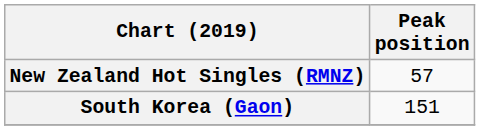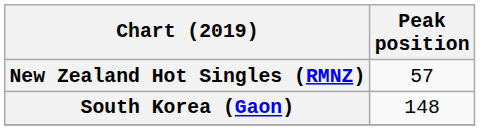(422, 108) 151 -> (422, 108) 148
